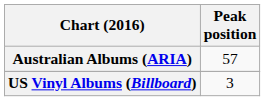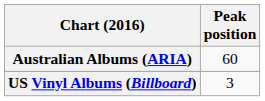(230, 58) 57 -> (230, 58) 60
